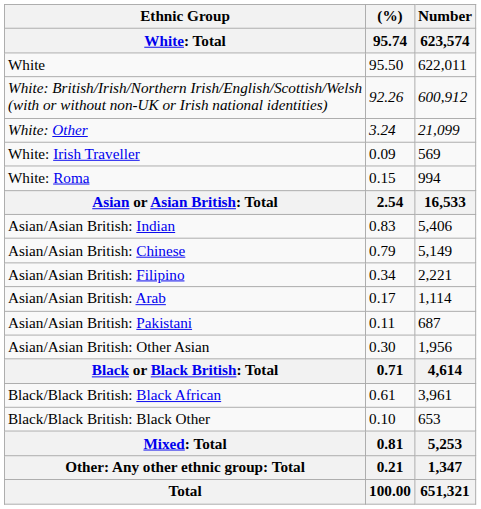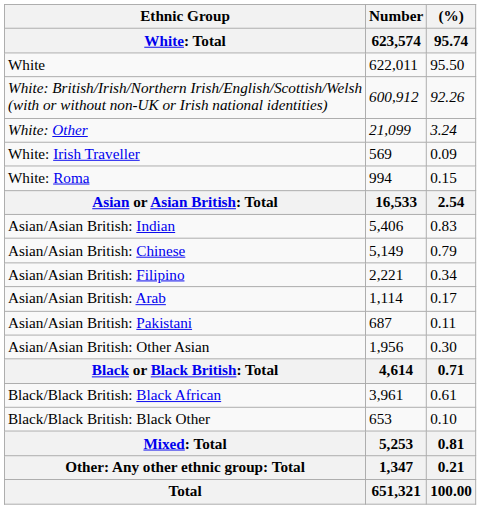columns swapped: (445, 40) <-> (390, 40)
